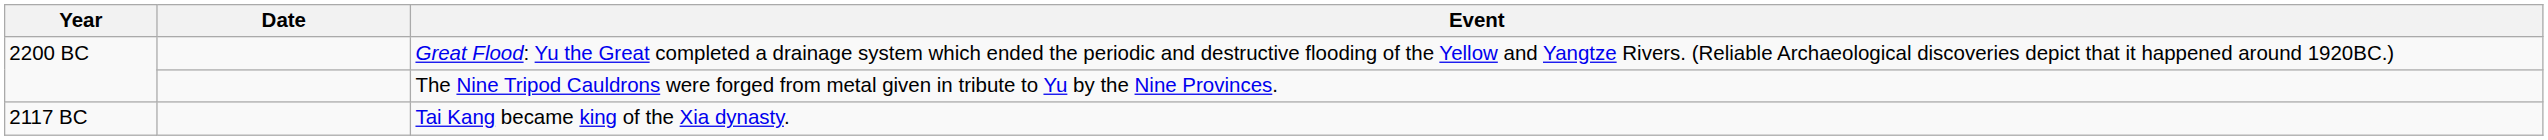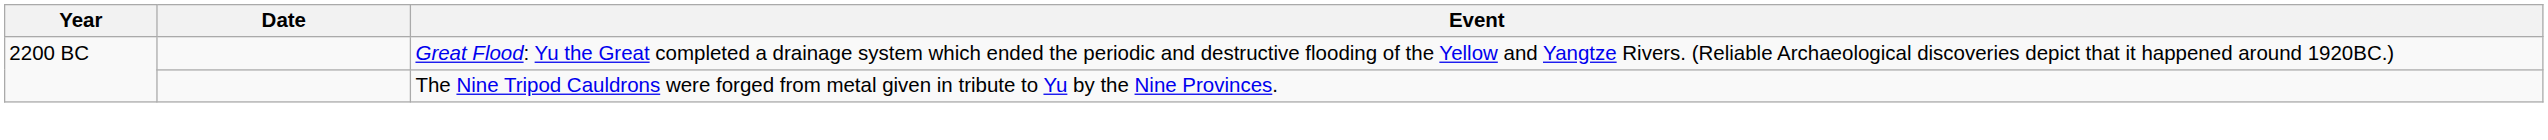- row: (603, 118)
